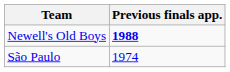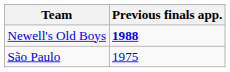(125, 56) 1974 -> (125, 56) 1975
